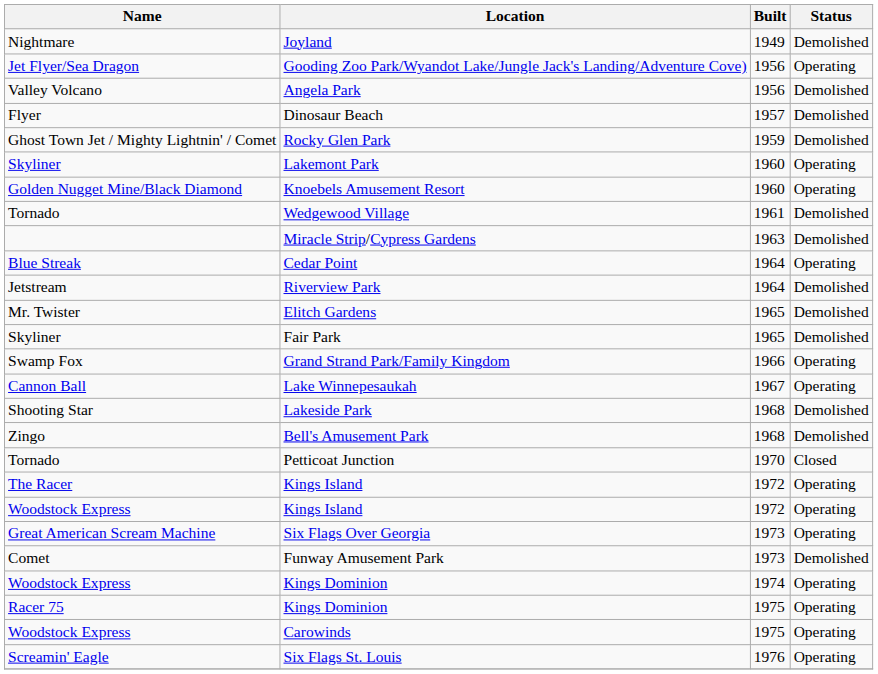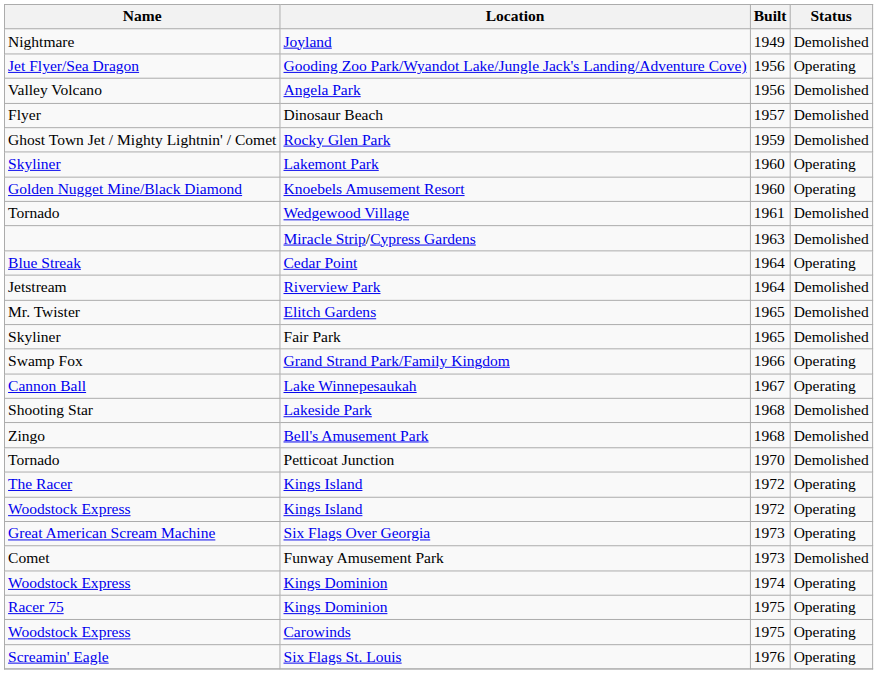(815, 459) Closed -> (831, 459) Demolished
